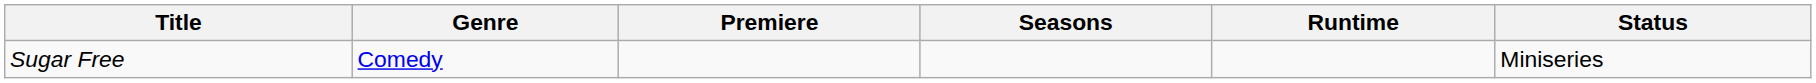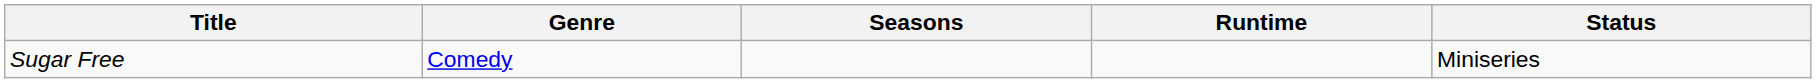- column: (769, 22)
